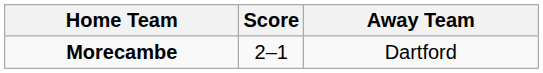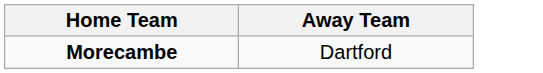- column: (271, 20)
